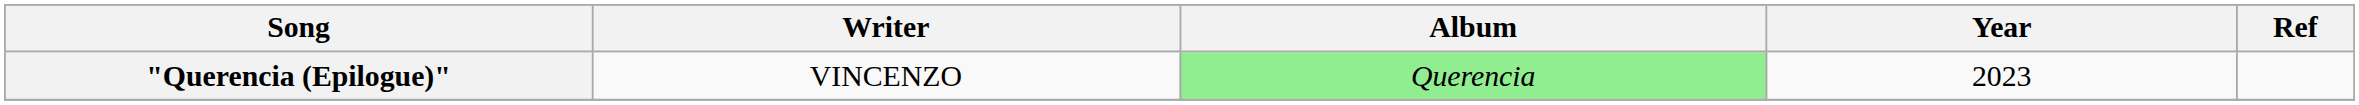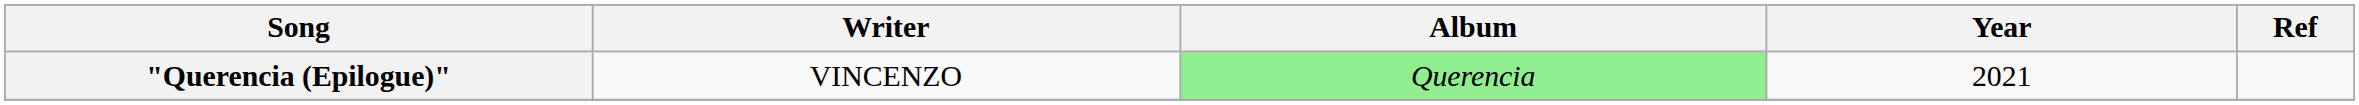(2002, 75) 2023 -> (2002, 75) 2021
